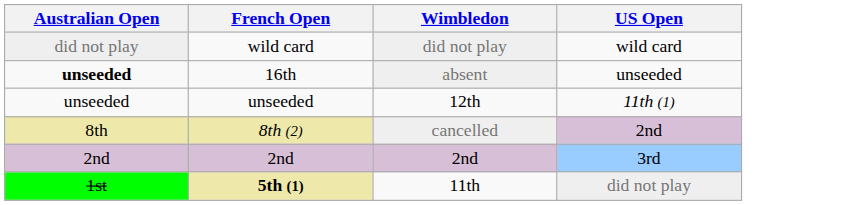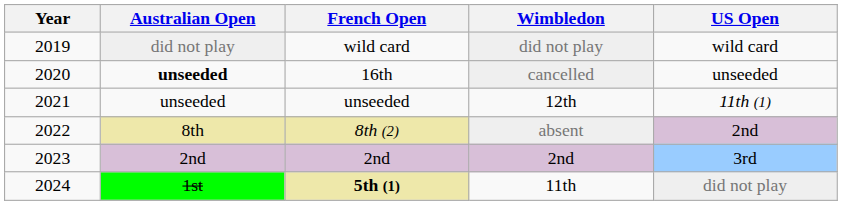+ column: (53, 18)
(465, 74) absent -> (561, 74) cancelled
(465, 130) cancelled -> (561, 130) absent
